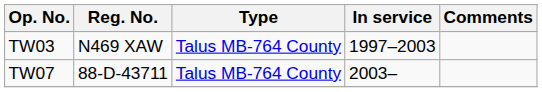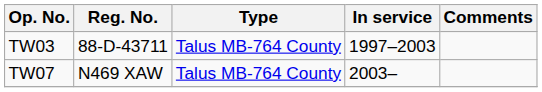(120, 45) N469 XAW -> (123, 45) 88-D-43711
(123, 73) 88-D-43711 -> (120, 73) N469 XAW
